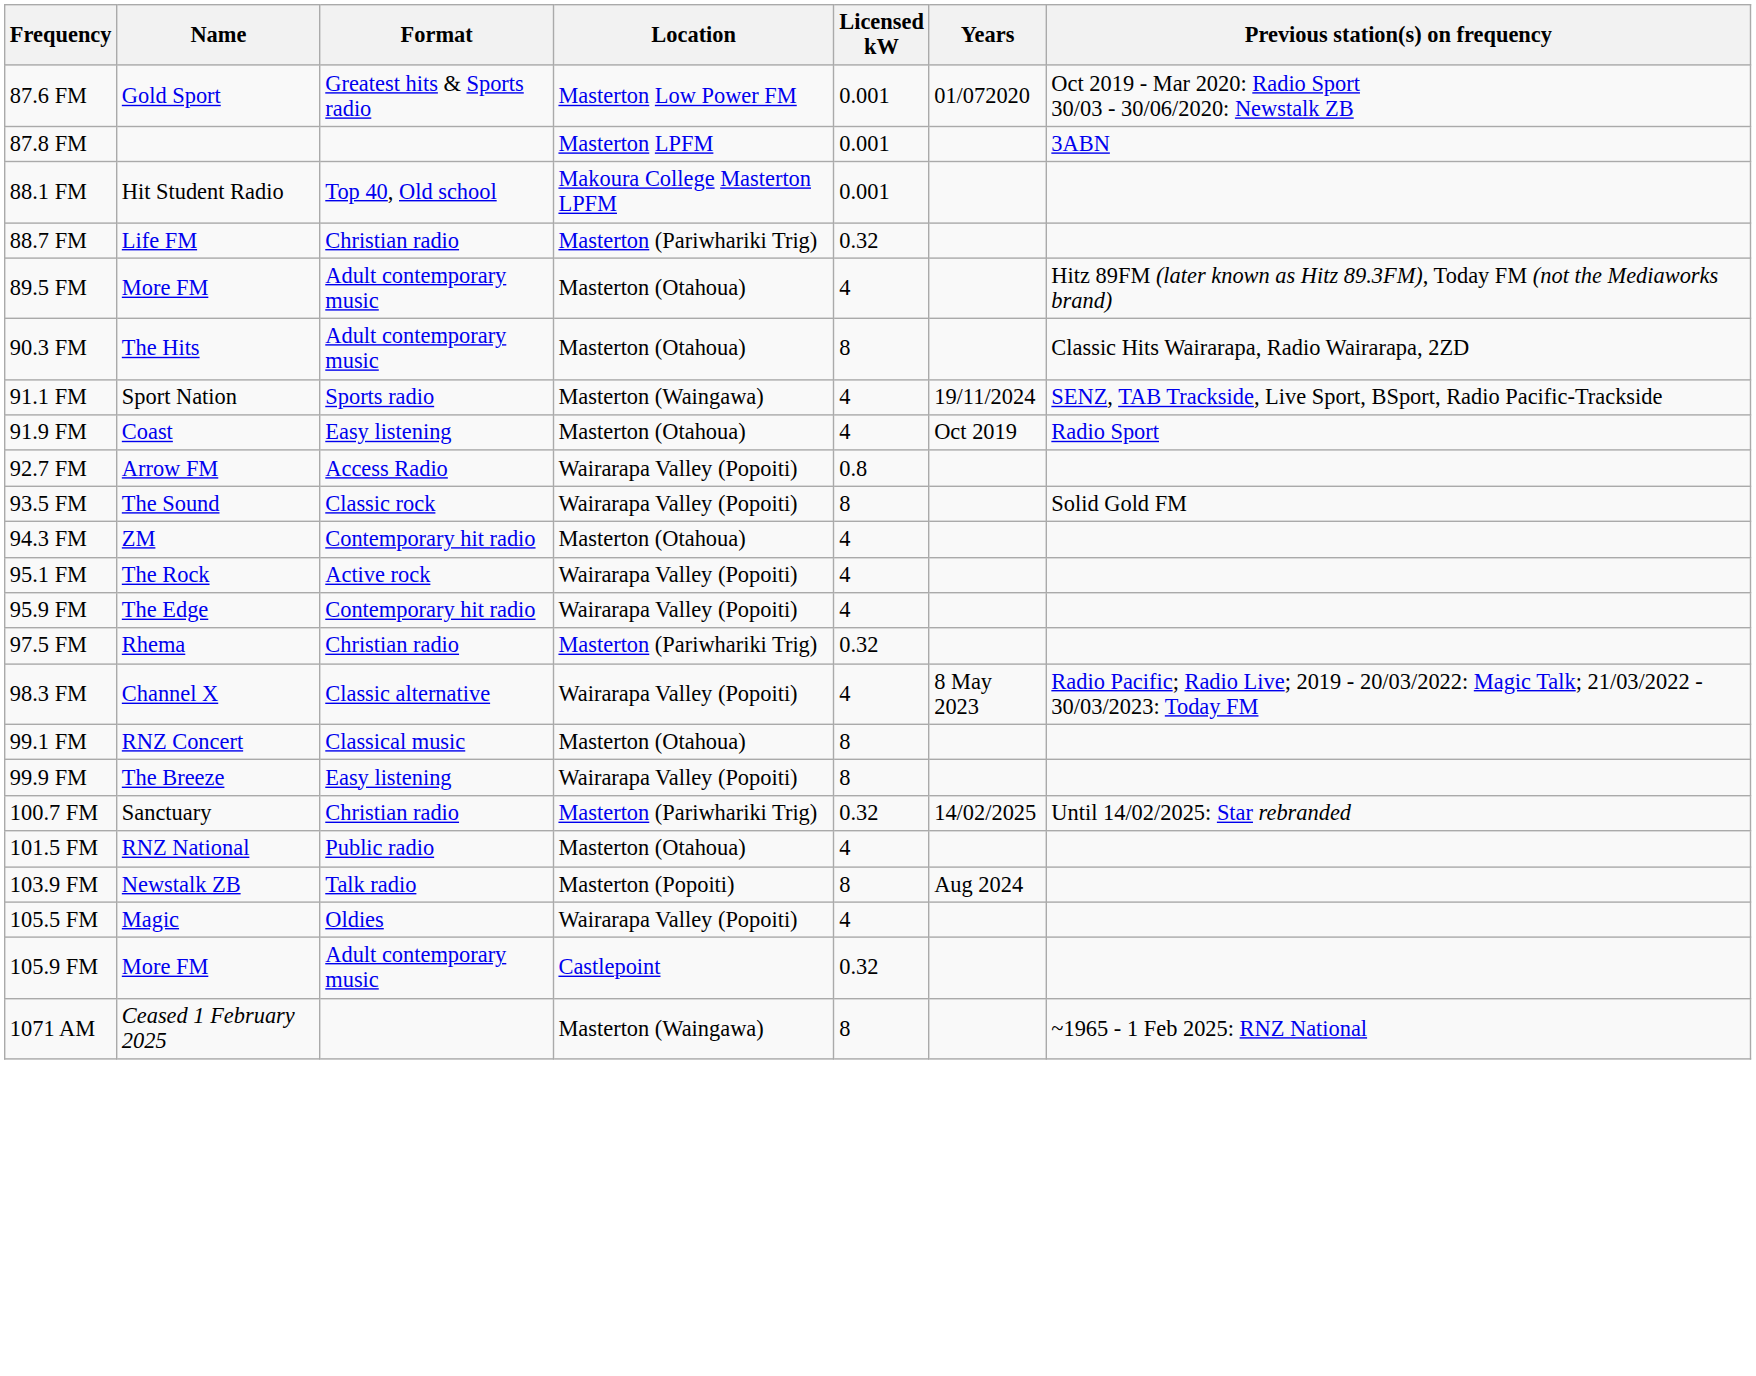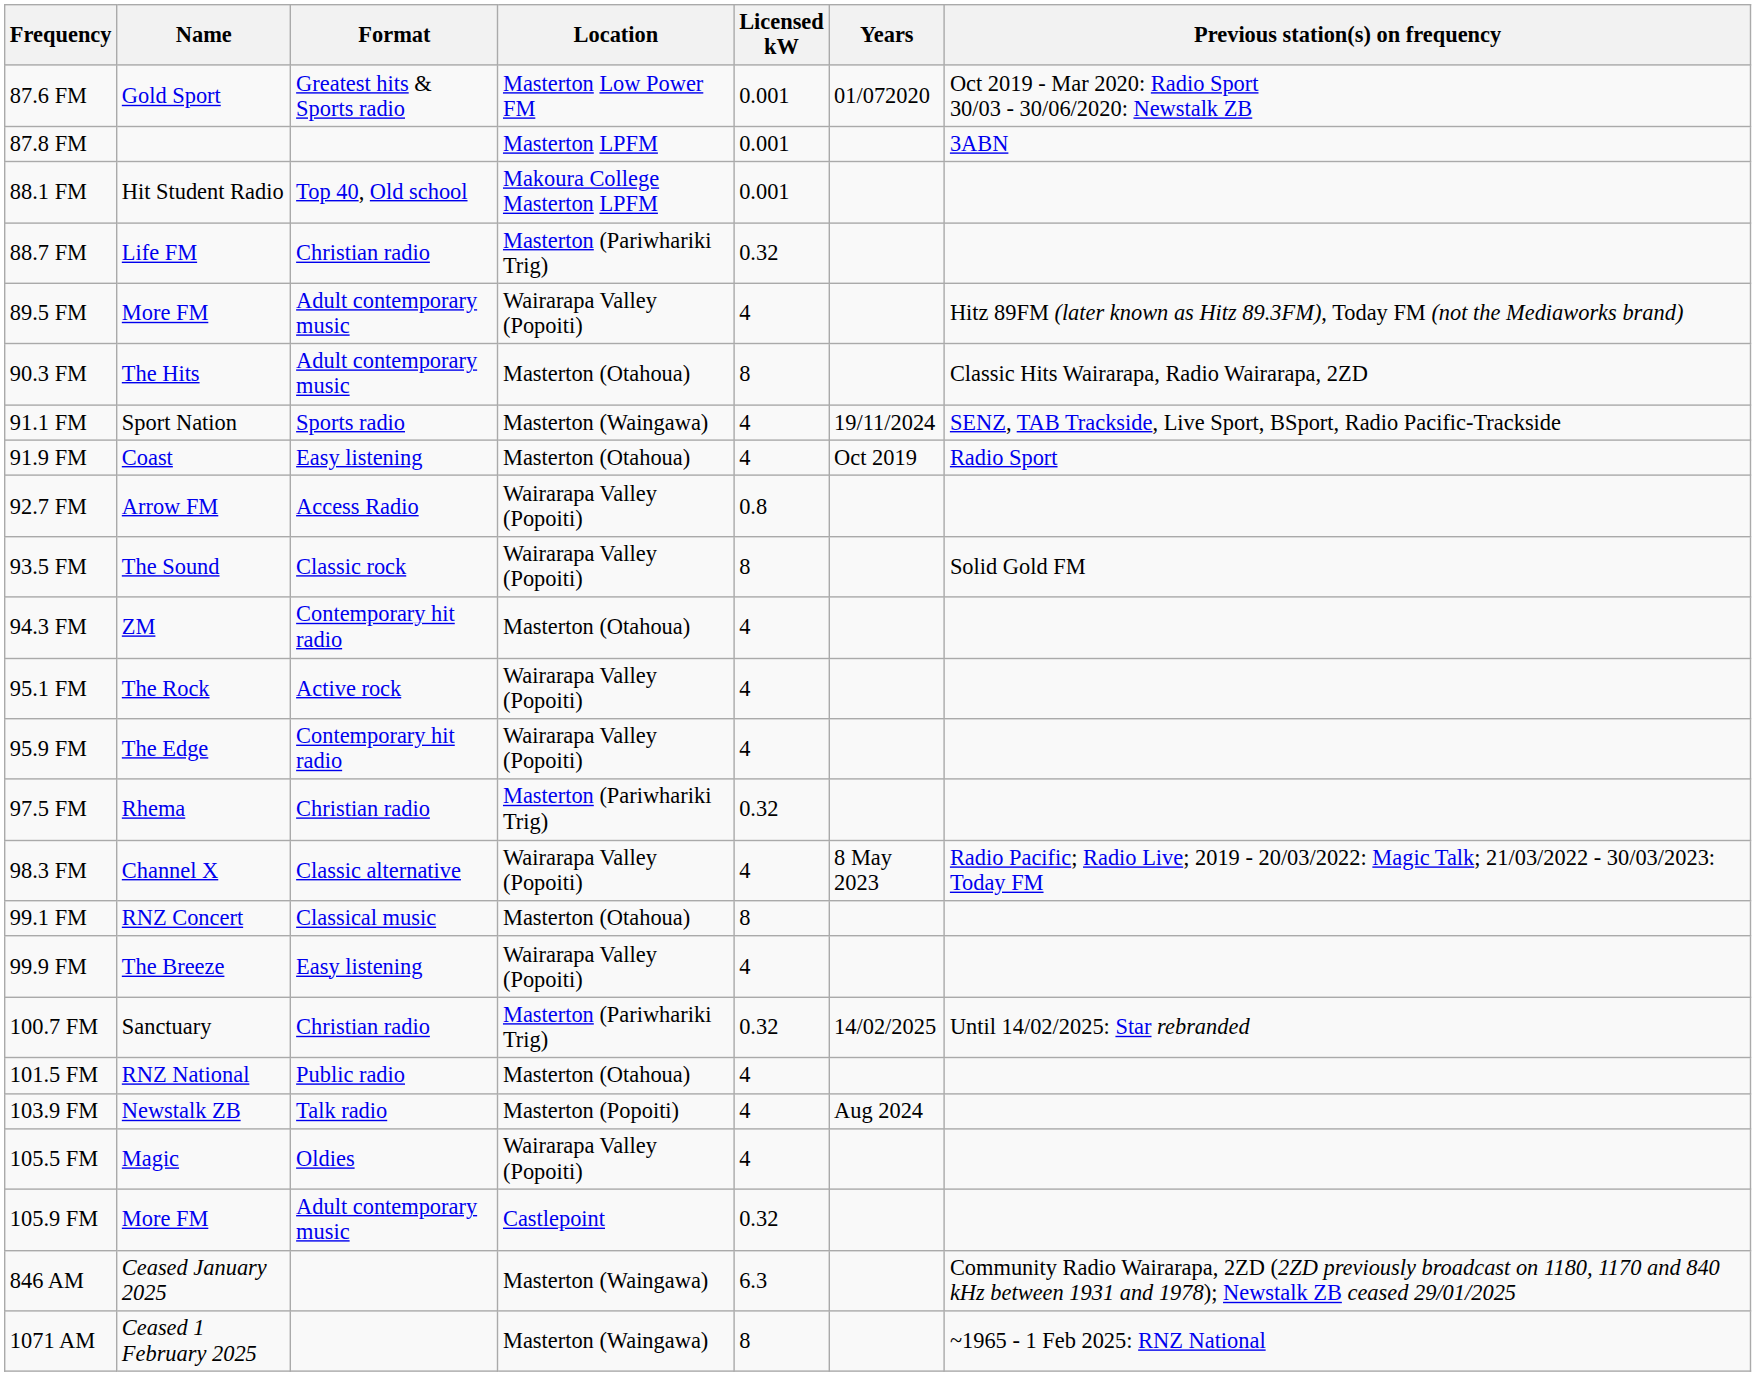(652, 288) Masterton (Otahoua) -> (580, 313) Wairarapa Valley (Popoiti)
(845, 777) 8 -> (745, 966) 4
(845, 883) 8 -> (745, 1110) 4
+ row: (47, 1280)
